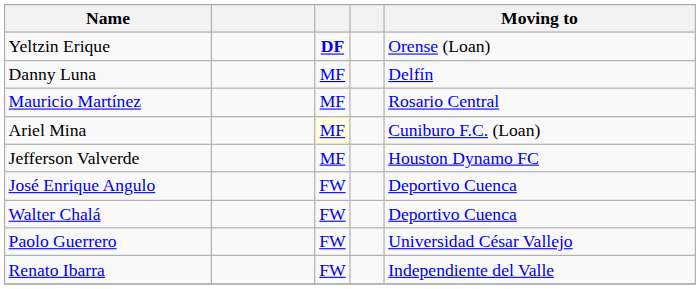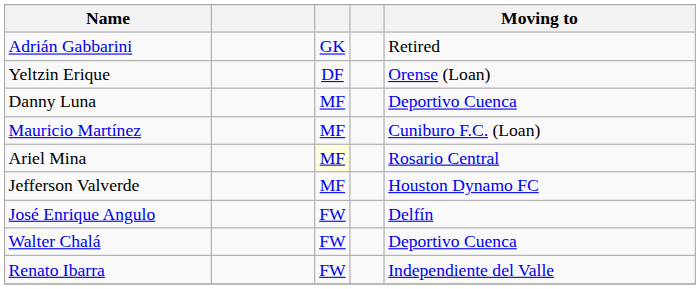+ row: (70, 46)
(332, 46) bold -> (332, 74) normal
(411, 74) Delfín -> (453, 102) Deportivo Cuenca
(444, 102) Rosario Central -> (464, 130) Cuniburo F.C. (Loan)
(464, 130) Cuniburo F.C. (Loan) -> (444, 158) Rosario Central
(453, 185) Deportivo Cuenca -> (411, 213) Delfín
- row: (63, 241)
